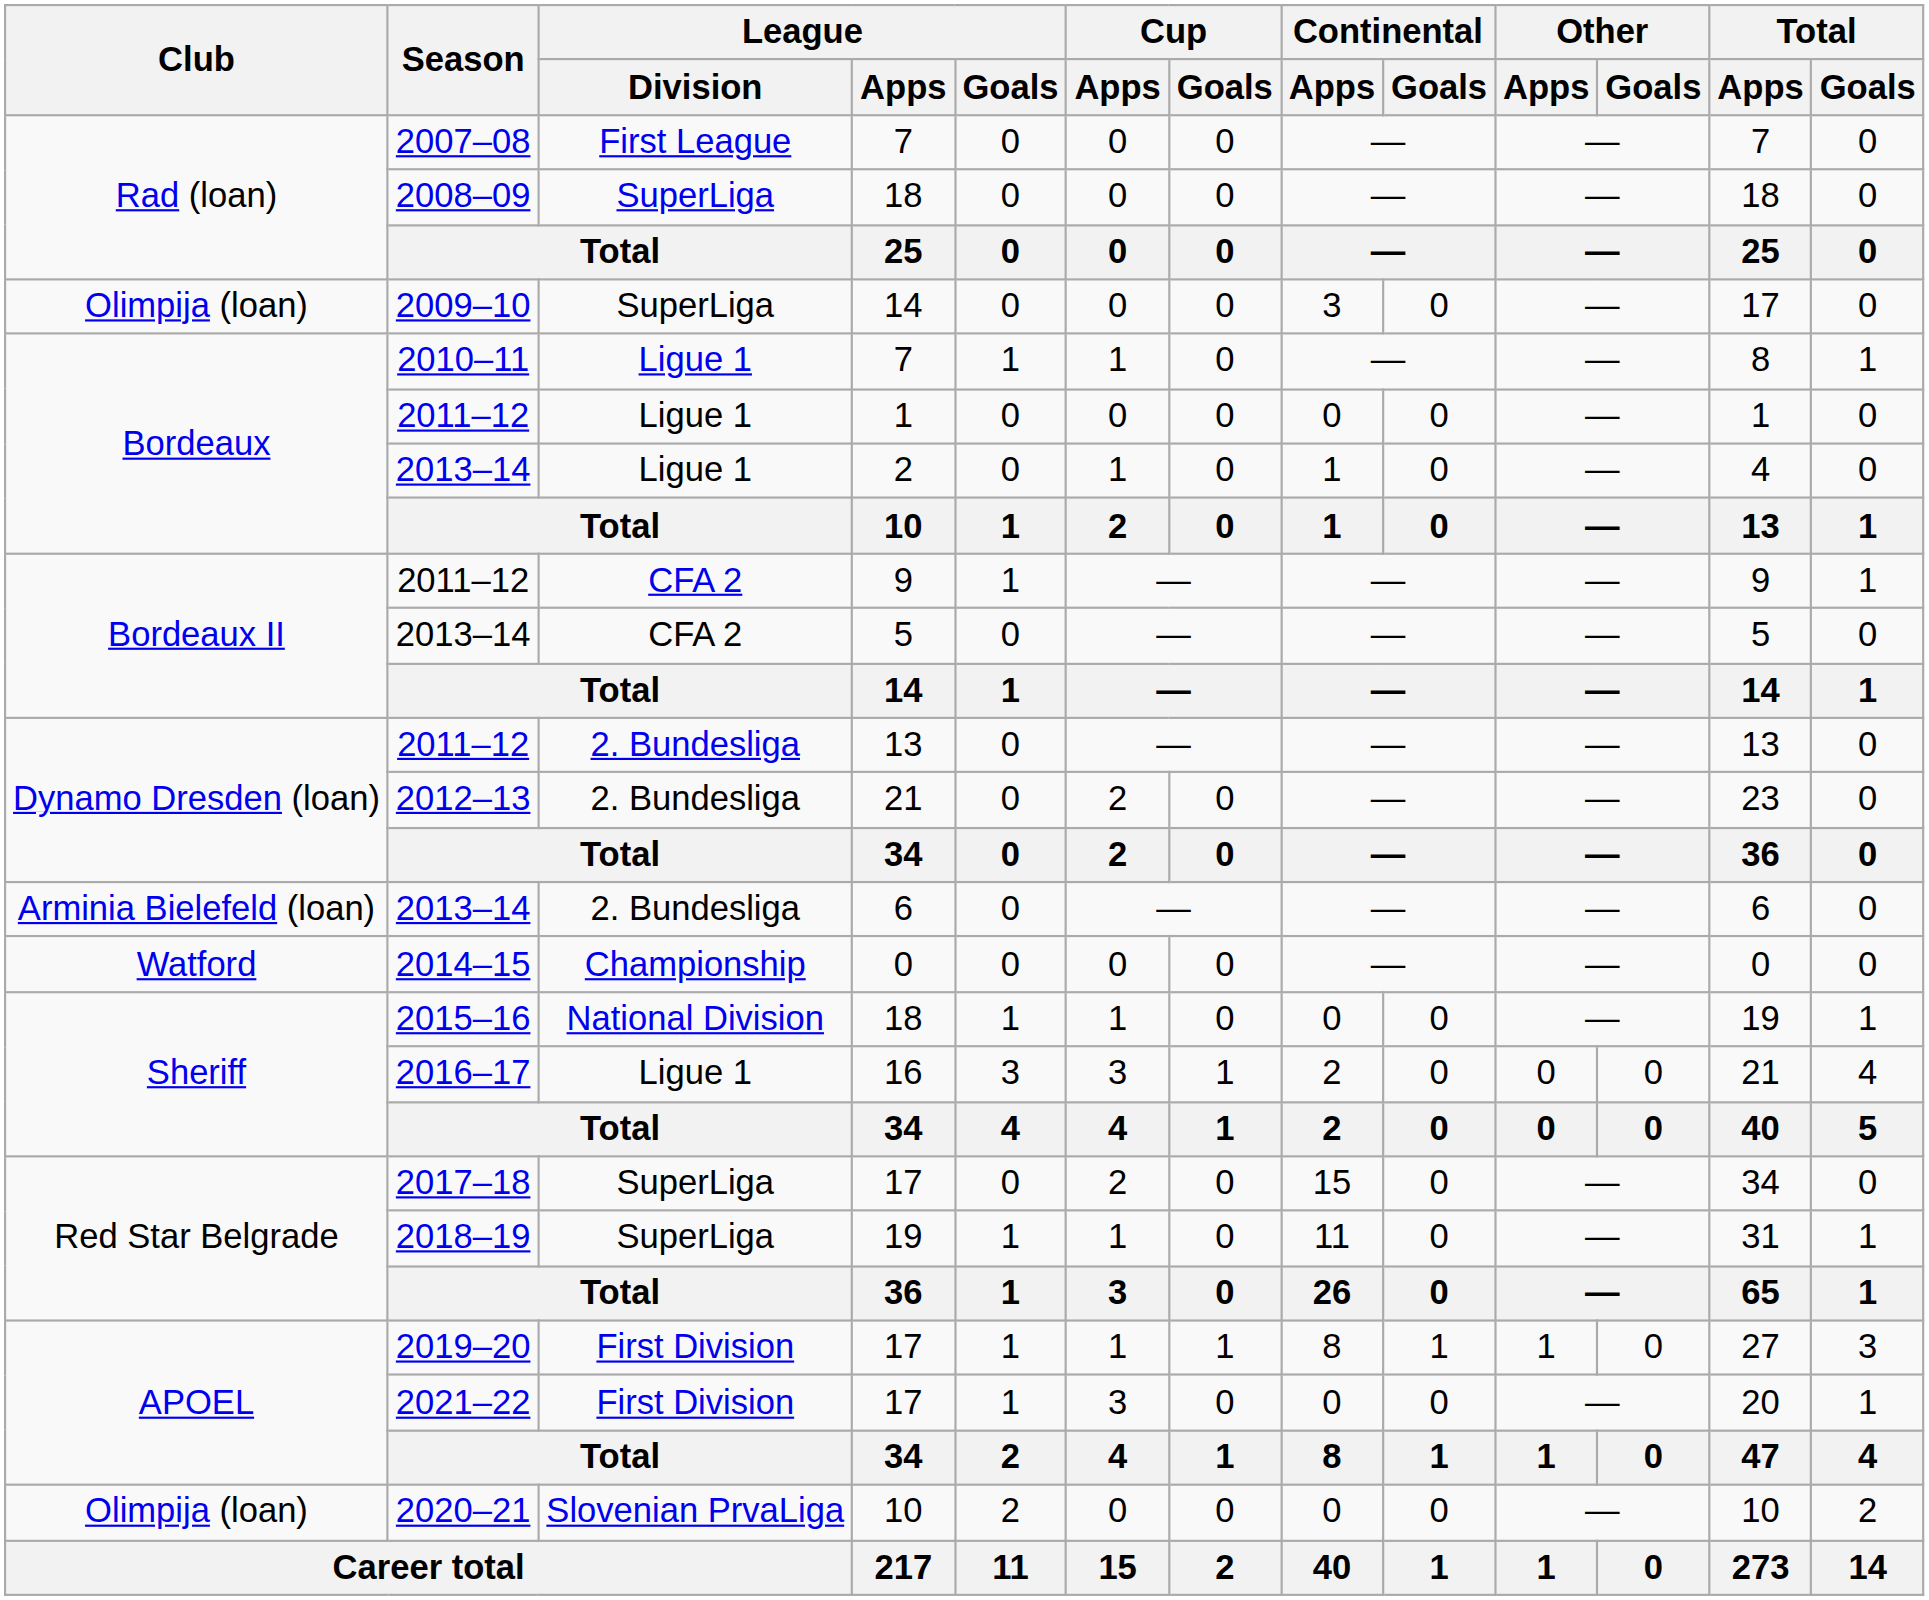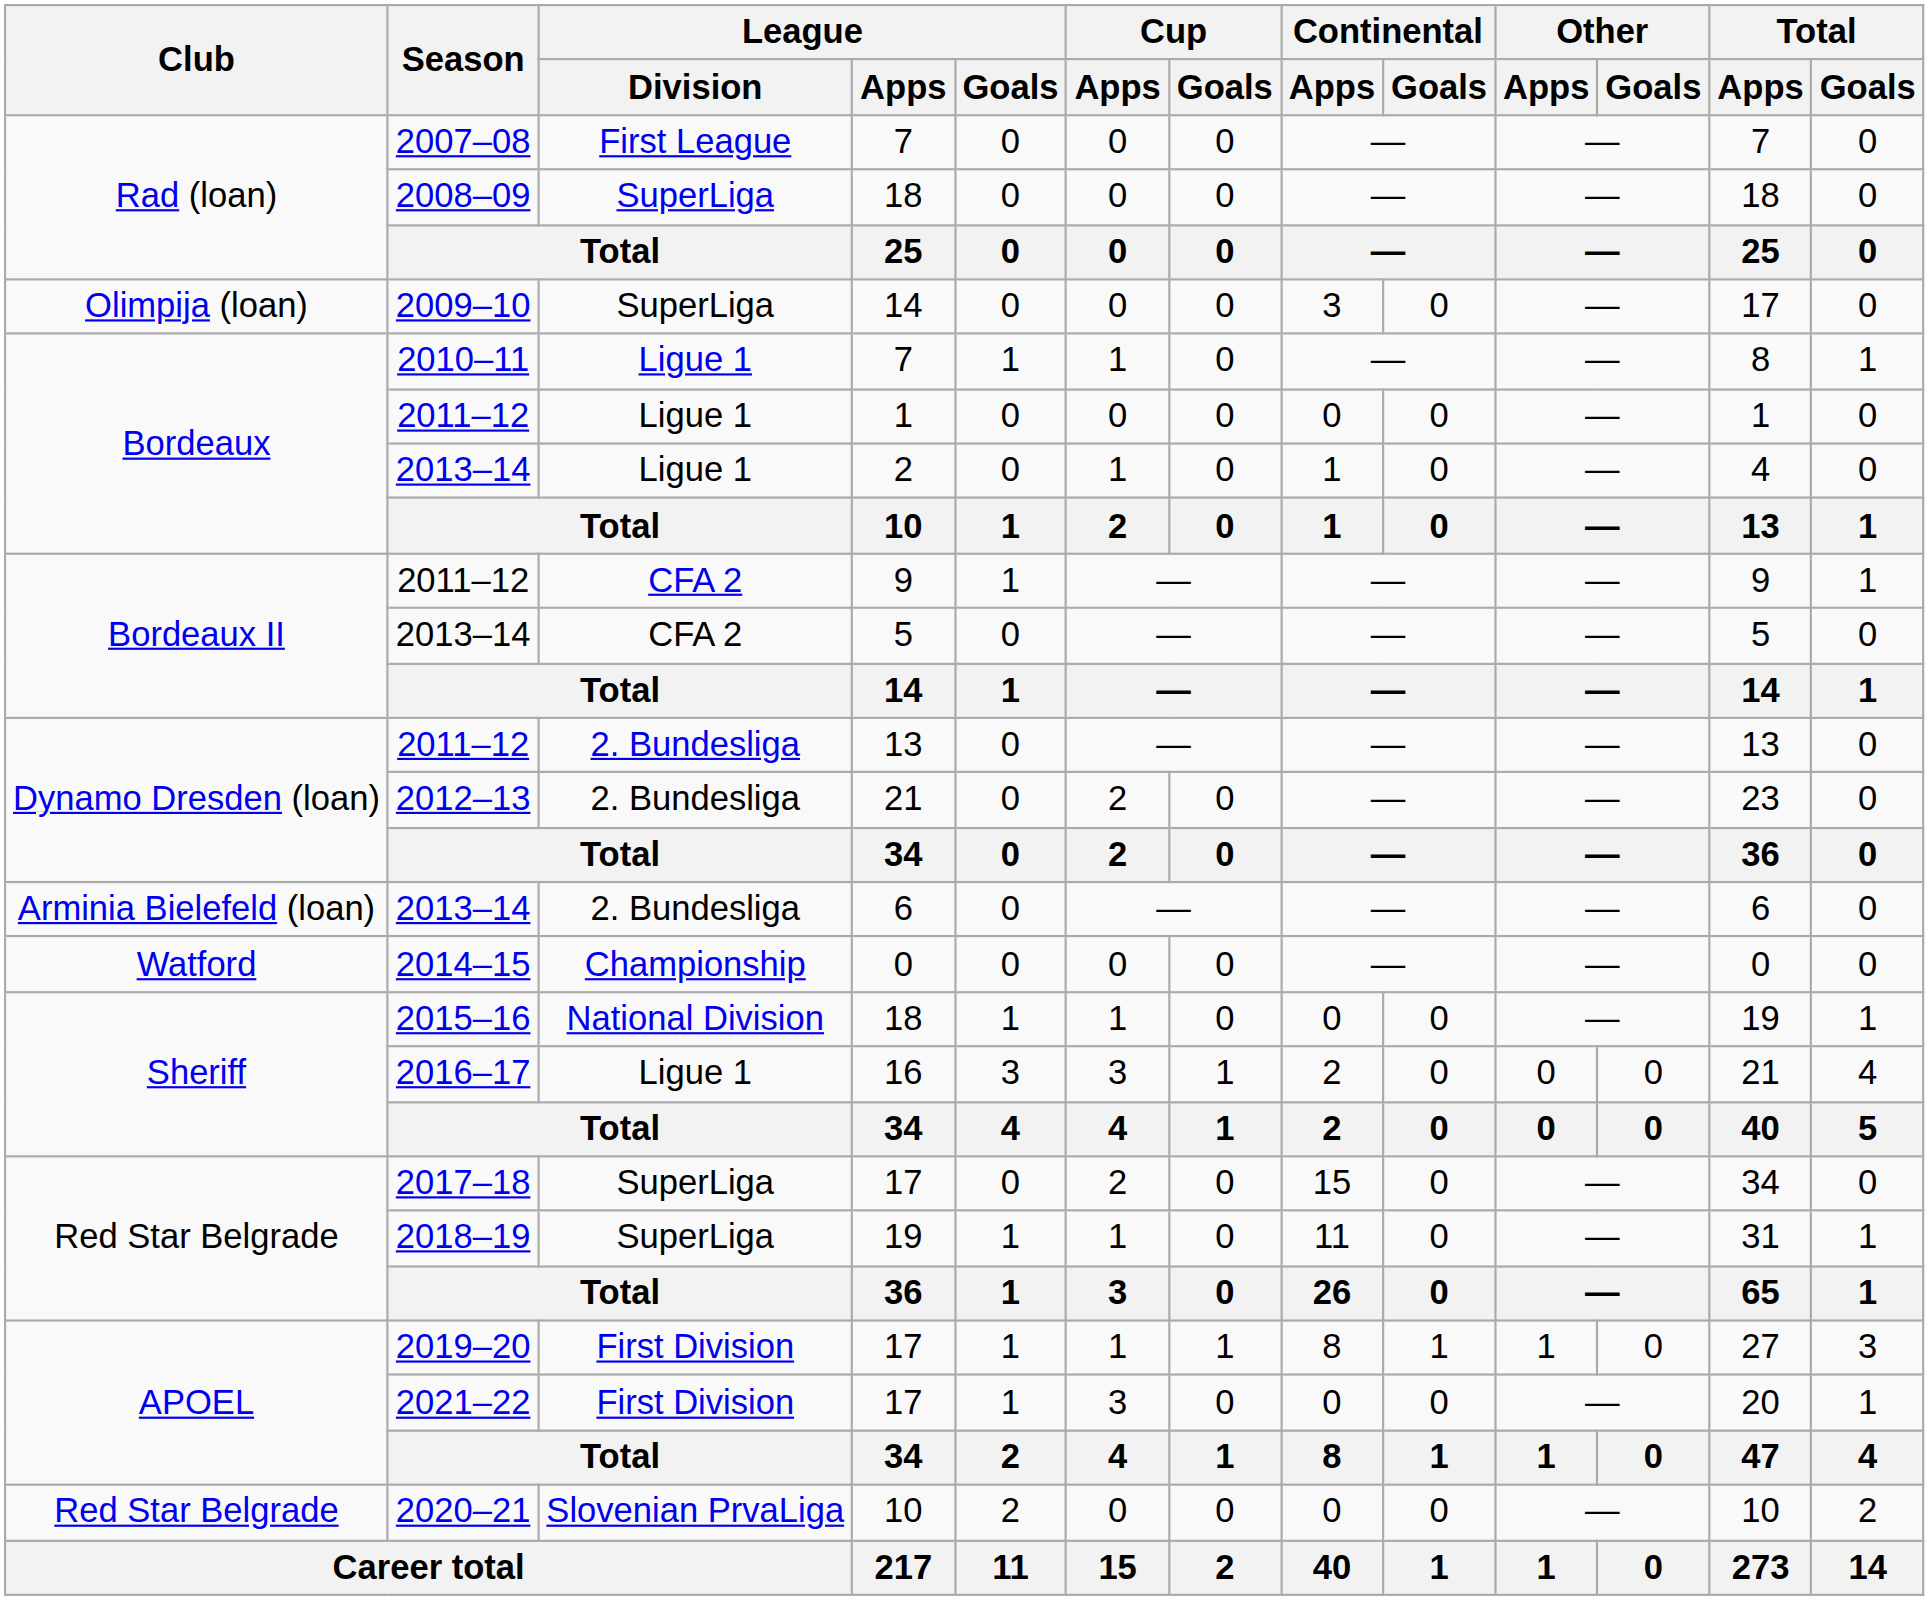(196, 1511) Olimpija (loan) -> (196, 1511) Red Star Belgrade
